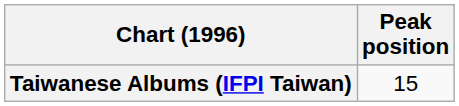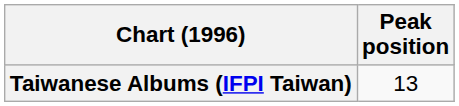(406, 82) 15 -> (406, 82) 13
